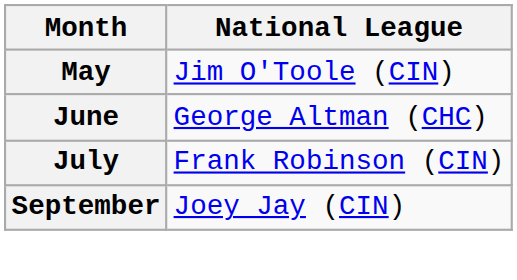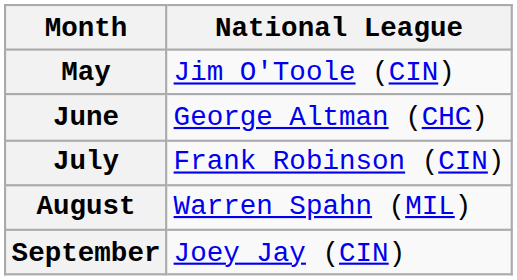+ row: (86, 207)
